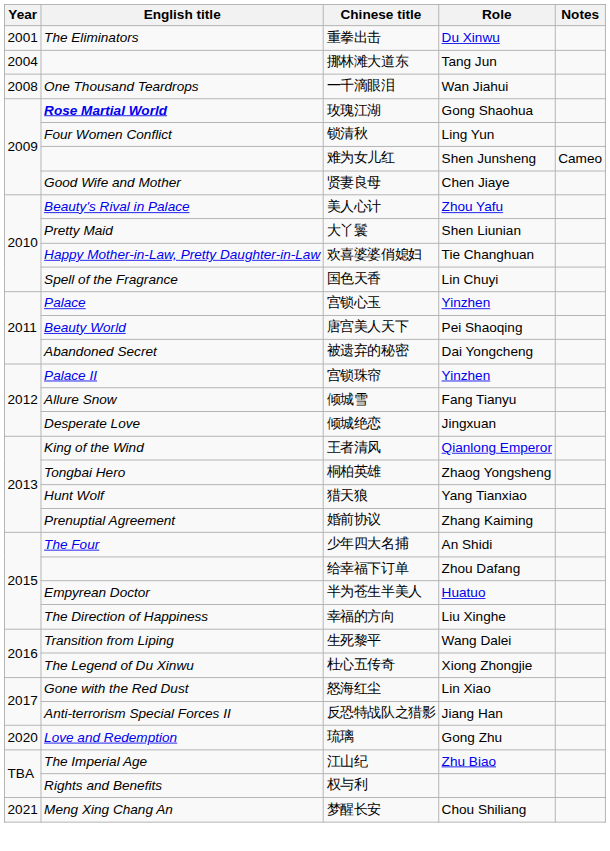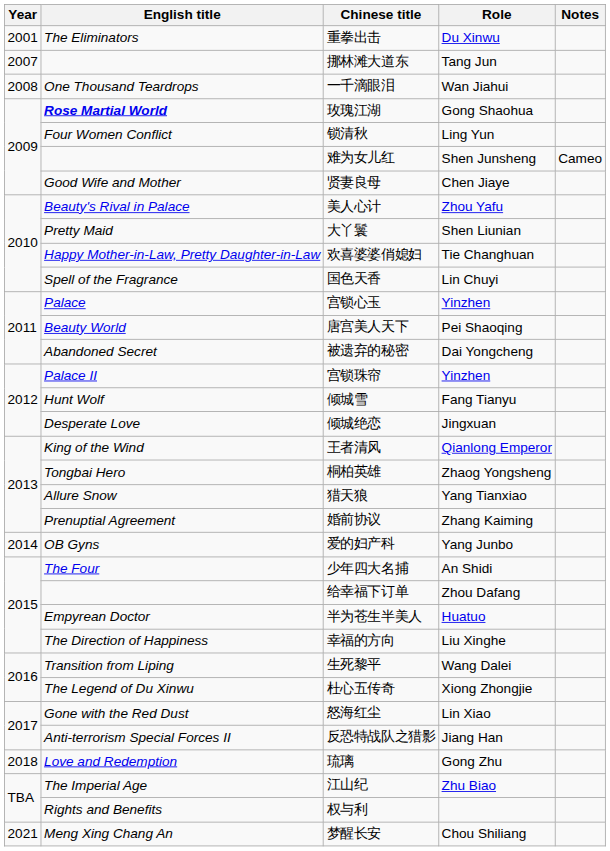(23, 62) 2004 -> (23, 62) 2007
(80, 399) Allure Snow -> (74, 399) Hunt Wolf
(74, 496) Hunt Wolf -> (80, 496) Allure Snow
+ row: (361, 544)
(23, 737) 2020 -> (23, 761) 2018
